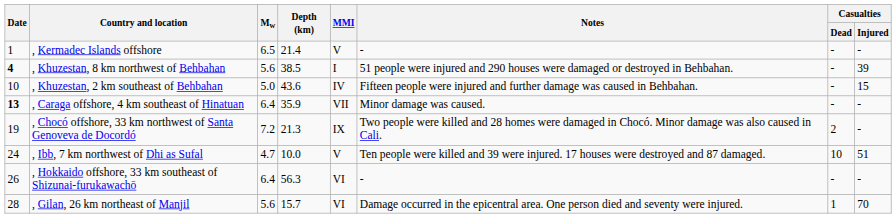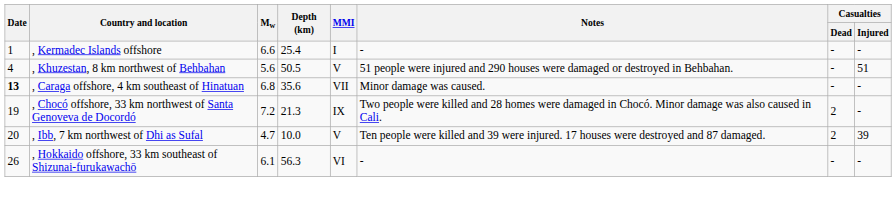(268, 50) 6.5 -> (268, 50) 6.6
(291, 50) 21.4 -> (291, 50) 25.4
(337, 50) V -> (335, 50) I
(10, 68) bold -> (10, 68) normal
(291, 68) 38.5 -> (291, 68) 50.5
(335, 68) I -> (337, 68) V
(863, 68) 39 -> (863, 68) 51
- row: (127, 86)
(268, 104) 6.4 -> (268, 86) 6.8
(291, 104) 35.9 -> (291, 86) 35.6
(13, 154) 24 -> (13, 136) 20
(836, 154) 10 -> (833, 136) 2
(863, 154) 51 -> (863, 136) 39
(268, 179) 6.4 -> (268, 160) 6.1
- row: (111, 203)
